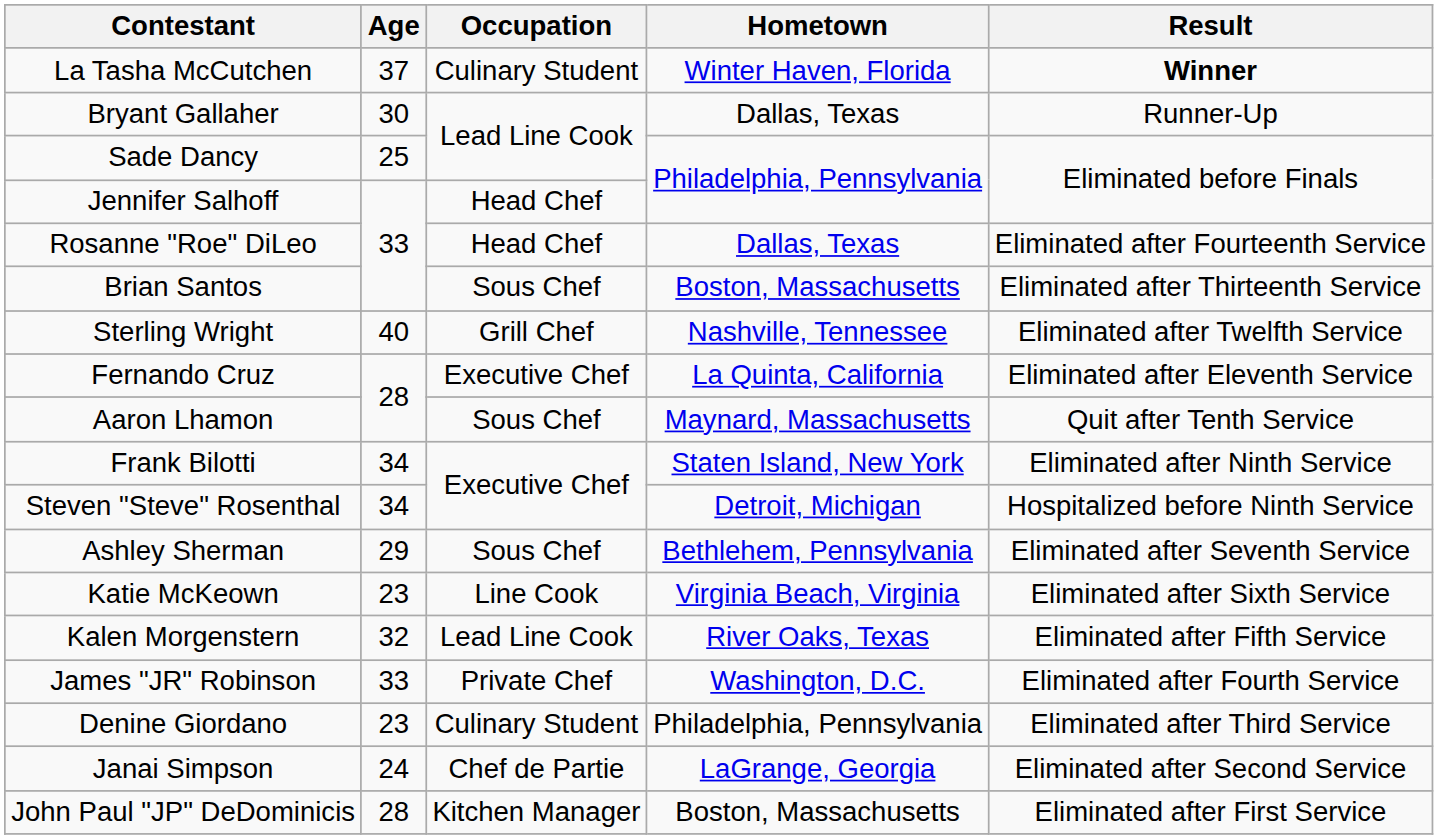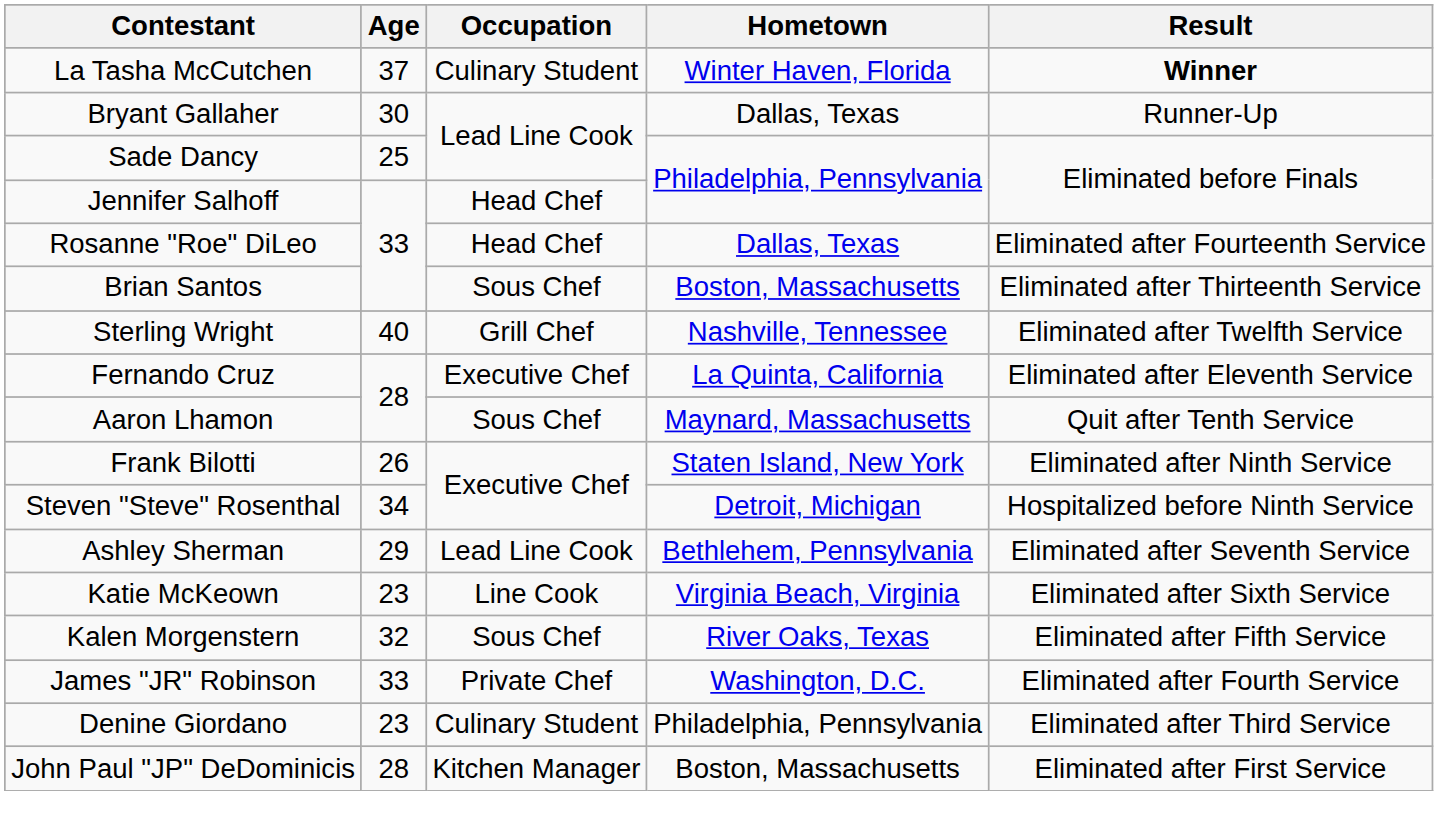(394, 462) 34 -> (394, 462) 26
(536, 550) Sous Chef -> (536, 550) Lead Line Cook
(536, 637) Lead Line Cook -> (536, 637) Sous Chef
- row: (183, 768)
